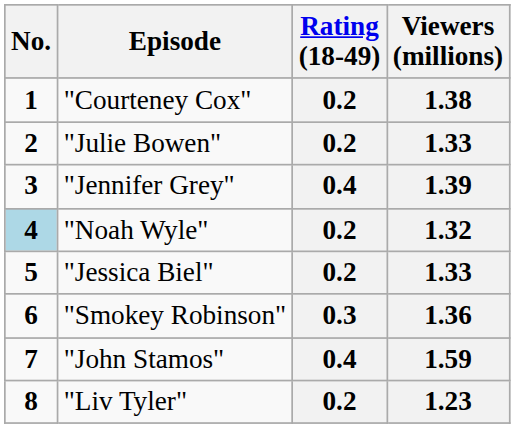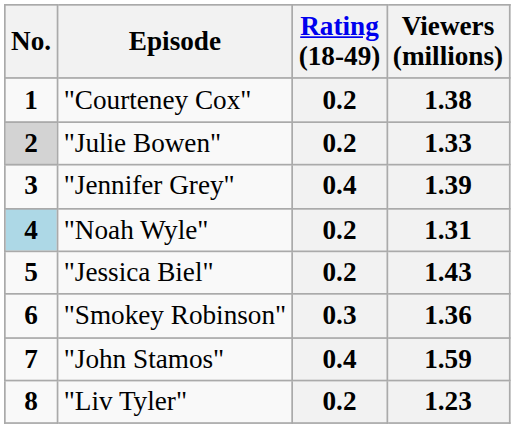(31, 142) no background -> (31, 142) lightgrey background
(448, 229) 1.32 -> (448, 229) 1.31
(448, 272) 1.33 -> (448, 272) 1.43
